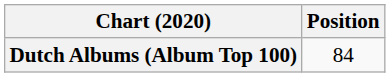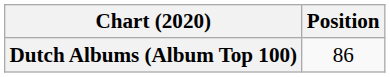(343, 54) 84 -> (343, 54) 86
